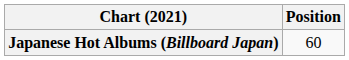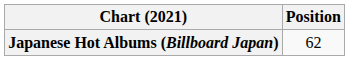(313, 42) 60 -> (313, 42) 62
